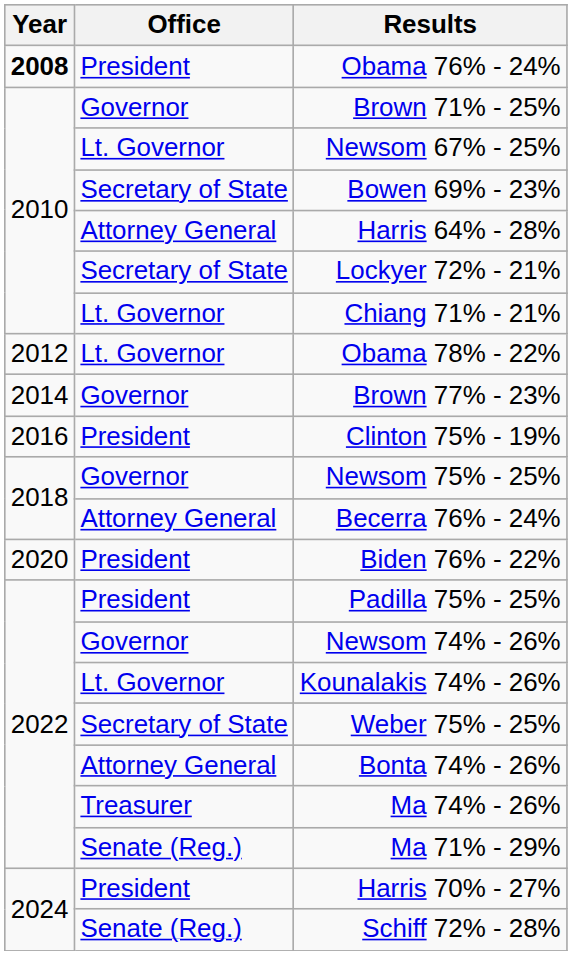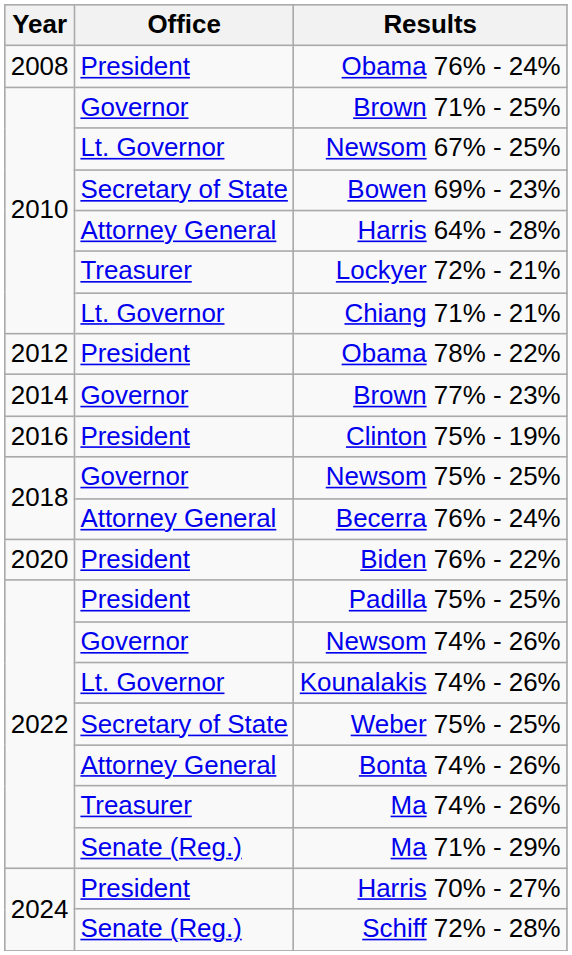(40, 66) bold -> (40, 66) normal
(184, 271) Secretary of State -> (136, 271) Treasurer
(152, 353) Lt. Governor -> (135, 353) President
